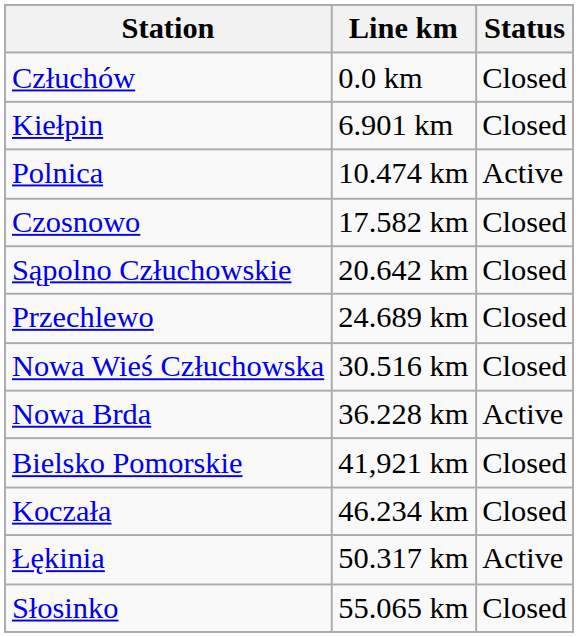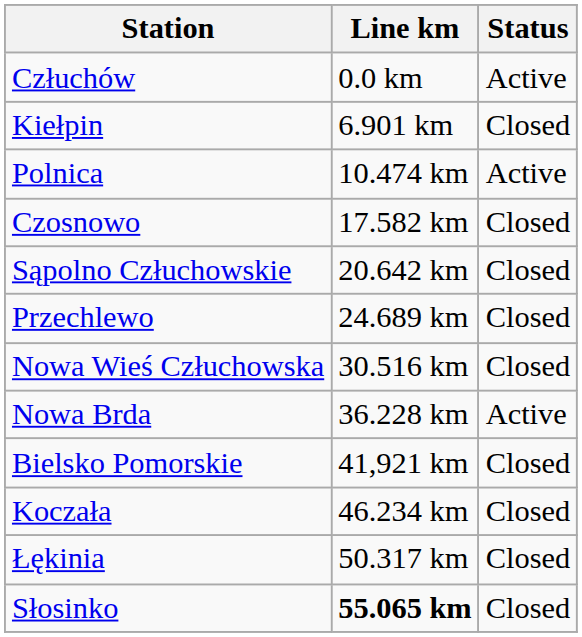(525, 76) Closed -> (526, 76) Active
(523, 558) Active -> (528, 558) Closed
(403, 607) normal -> (405, 607) bold
